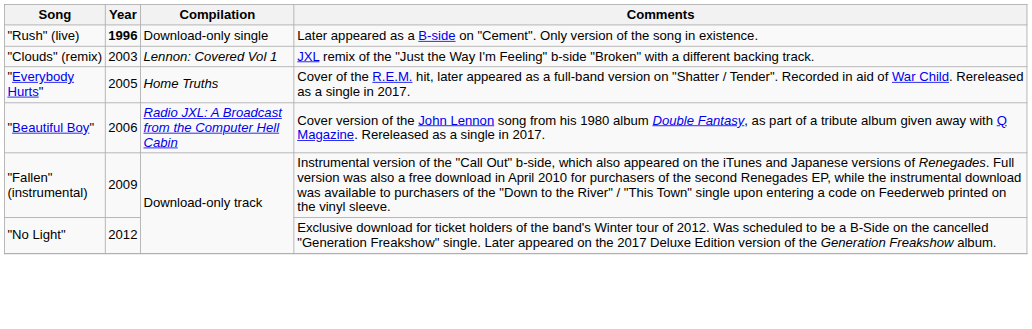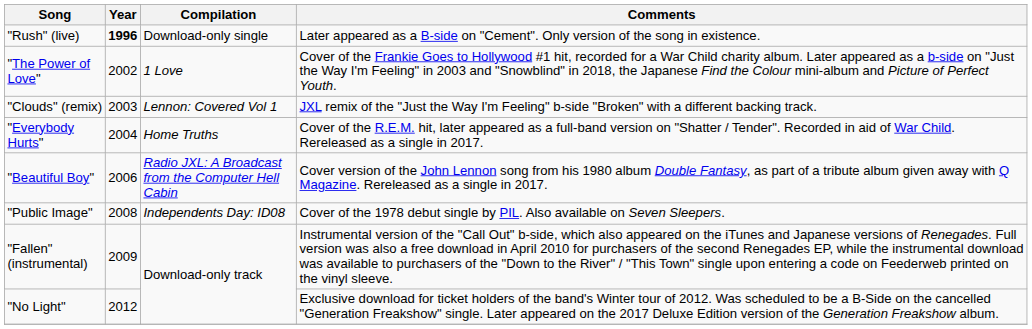+ row: (49, 71)
(123, 84) 2005 -> (123, 135) 2004
+ row: (50, 213)
